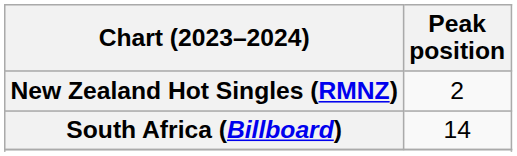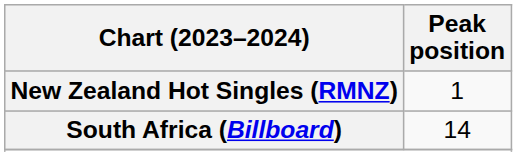(457, 90) 2 -> (457, 90) 1
